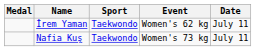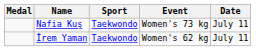rows swapped: (62, 25) <-> (59, 39)
